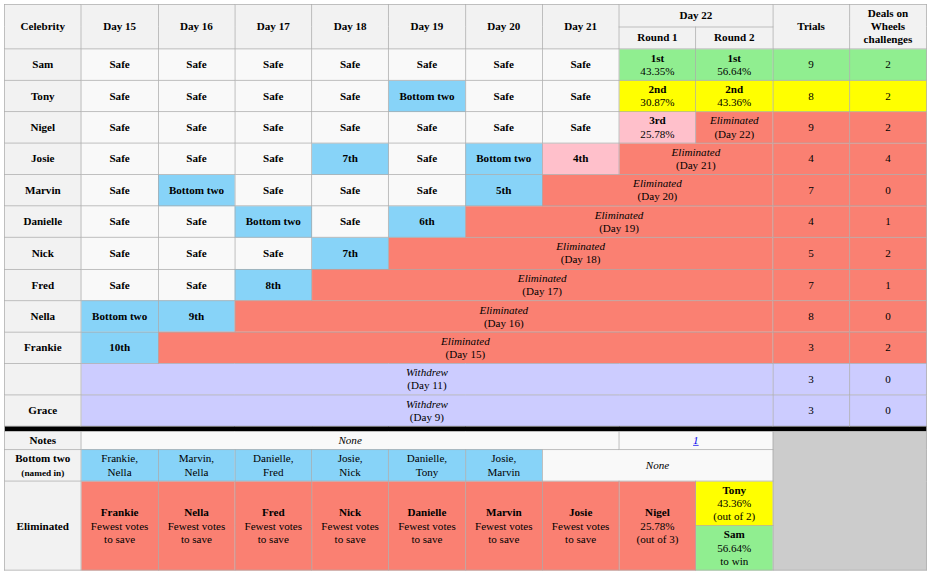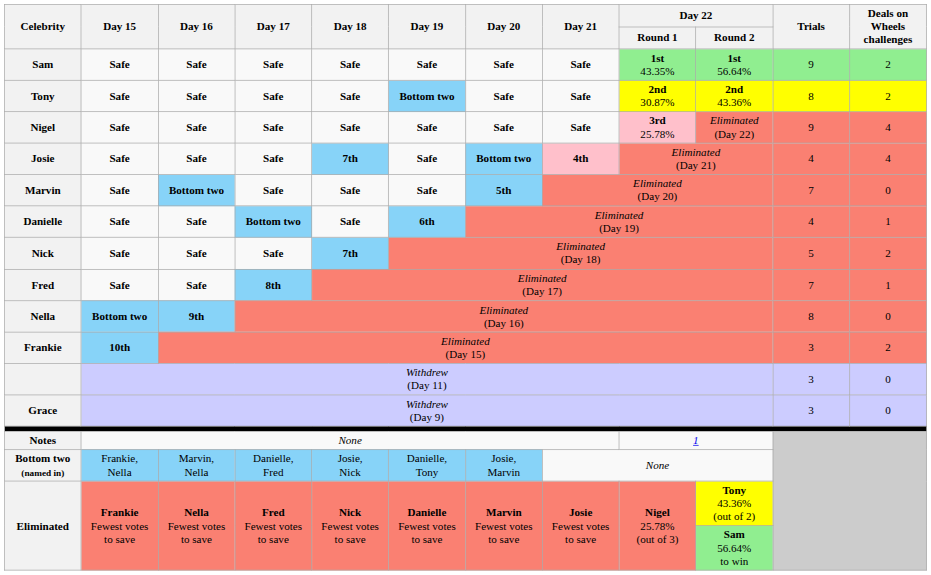(888, 127) 2 -> (888, 127) 4
